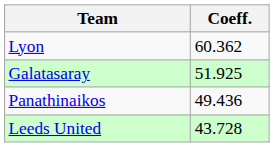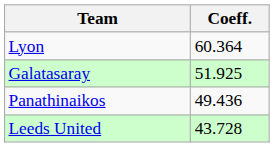(218, 45) 60.362 -> (218, 45) 60.364
